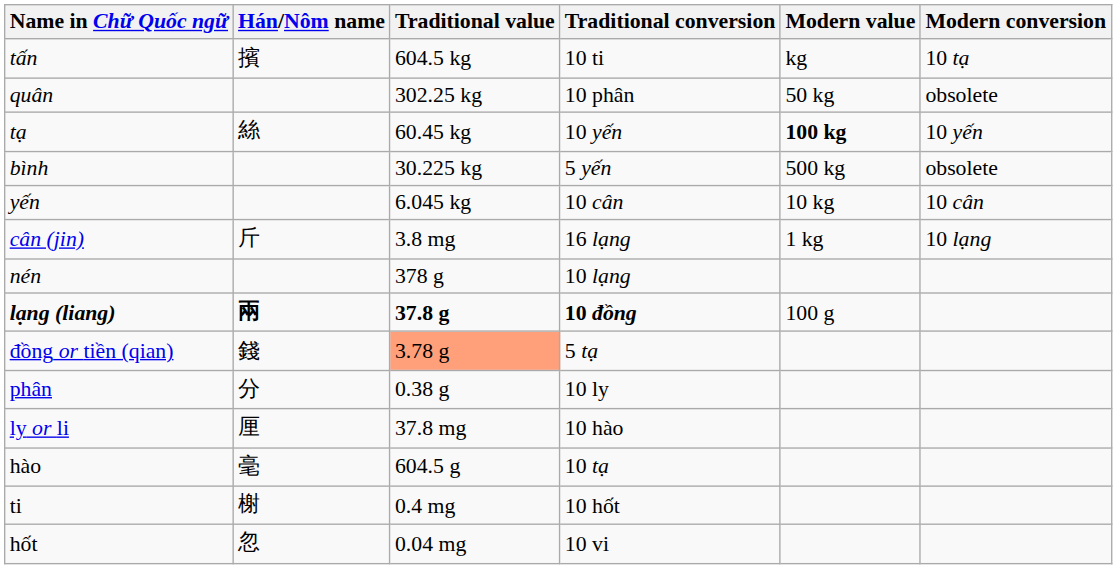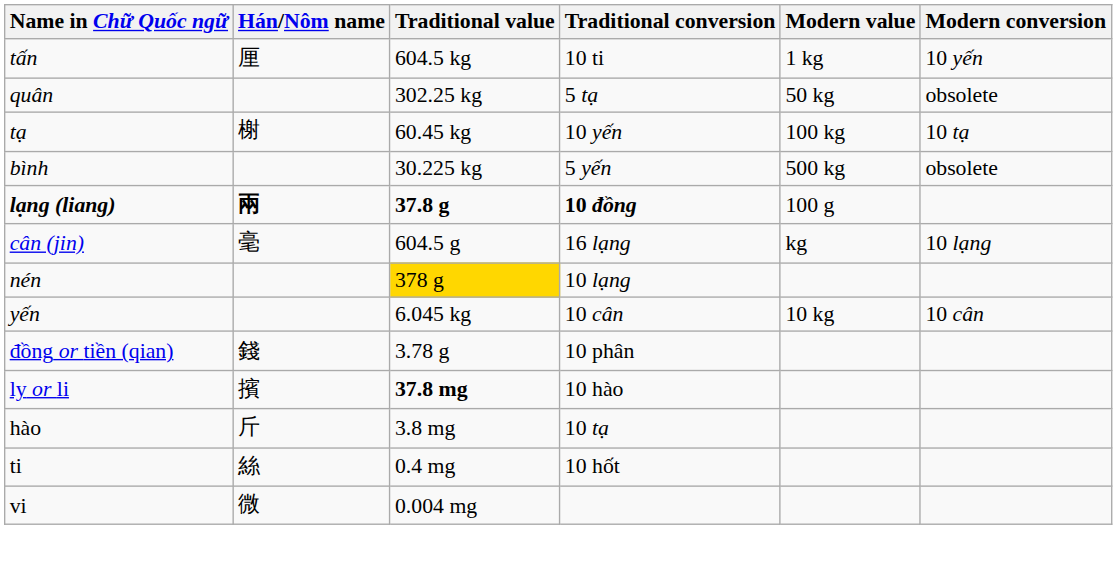(249, 57) 擯 -> (249, 57) 厘
(796, 58) kg -> (804, 58) 1 kg
(947, 58) 10 tạ -> (954, 58) 10 yến
(600, 94) 10 phân -> (581, 94) 5 tạ
(249, 130) 絲 -> (249, 130) 榭
(816, 131) bold -> (815, 131) normal
(954, 131) 10 yến -> (947, 131) 10 tạ
rows swapped: (25, 202) <-> (63, 312)
(249, 238) 斤 -> (249, 242) 毫
(425, 239) 3.8 mg -> (428, 243) 604.5 g
(804, 239) 1 kg -> (796, 243) kg
(419, 275) no background -> (419, 279) gold background
(422, 350) lightsalmon background -> (422, 350) no background
(581, 350) 5 tạ -> (600, 350) 10 phân
- row: (31, 389)
(249, 427) 厘 -> (249, 388) 擯
(431, 427) normal -> (431, 389) bold
(249, 465) 毫 -> (249, 427) 斤
(428, 466) 604.5 g -> (425, 427) 3.8 mg
(249, 504) 榭 -> (249, 465) 絲
- row: (24, 543)
+ row: (18, 505)
